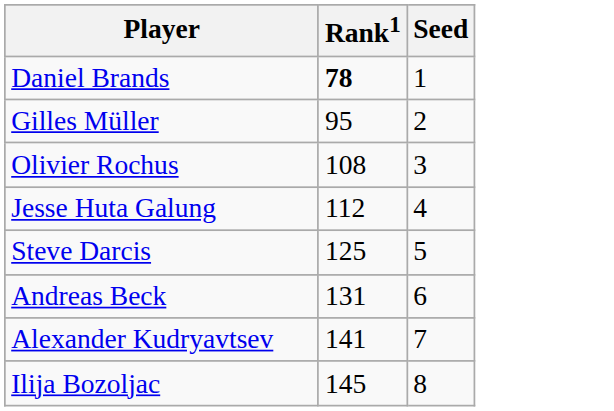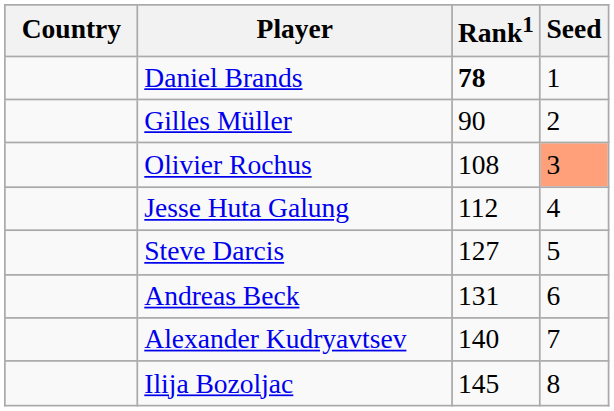+ column: (71, 30)
(339, 121) 95 -> (472, 121) 90
(420, 164) no background -> (553, 164) lightsalmon background
(346, 251) 125 -> (479, 251) 127
(346, 339) 141 -> (479, 339) 140
